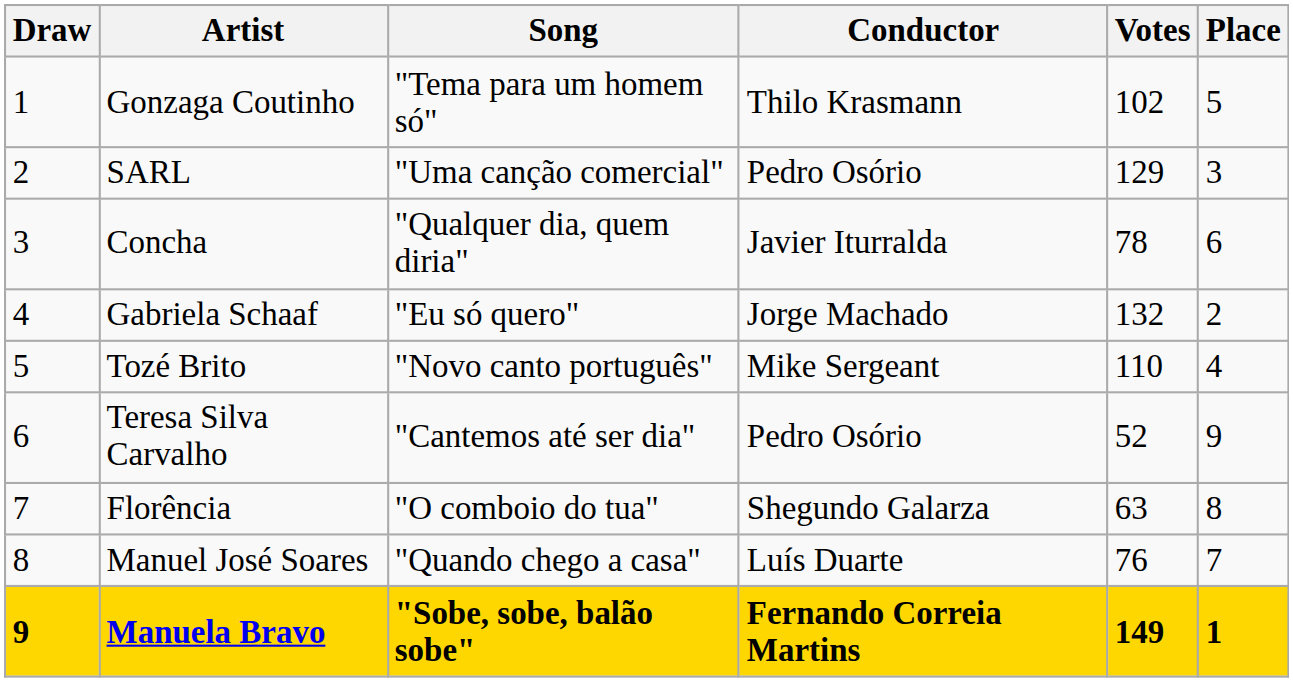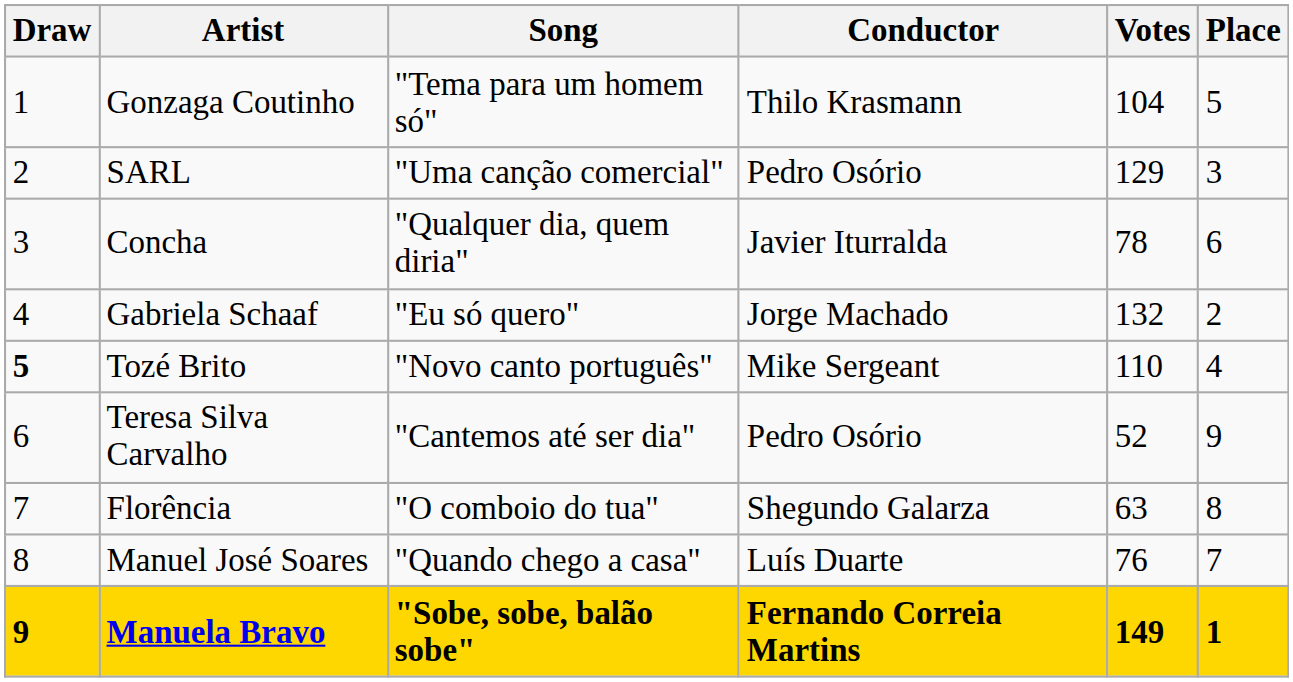(1140, 101) 102 -> (1140, 101) 104
(21, 366) normal -> (21, 366) bold
